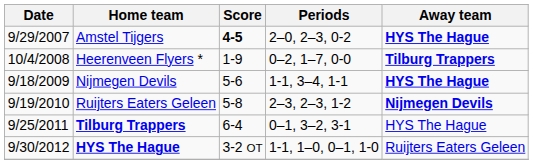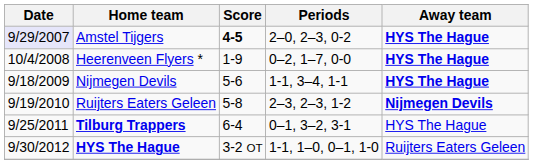(39, 37) no background -> (39, 37) lavender background
(440, 59) Tilburg Trappers -> (437, 59) HYS The Hague
